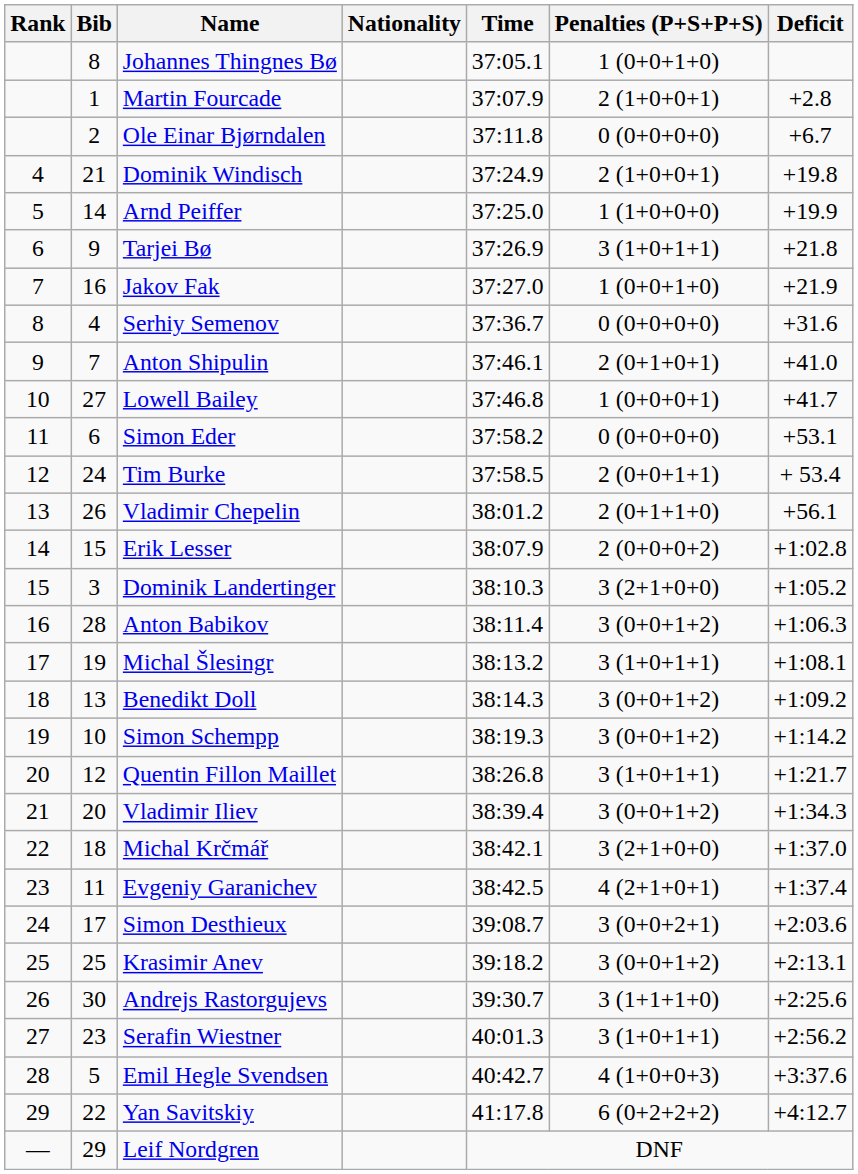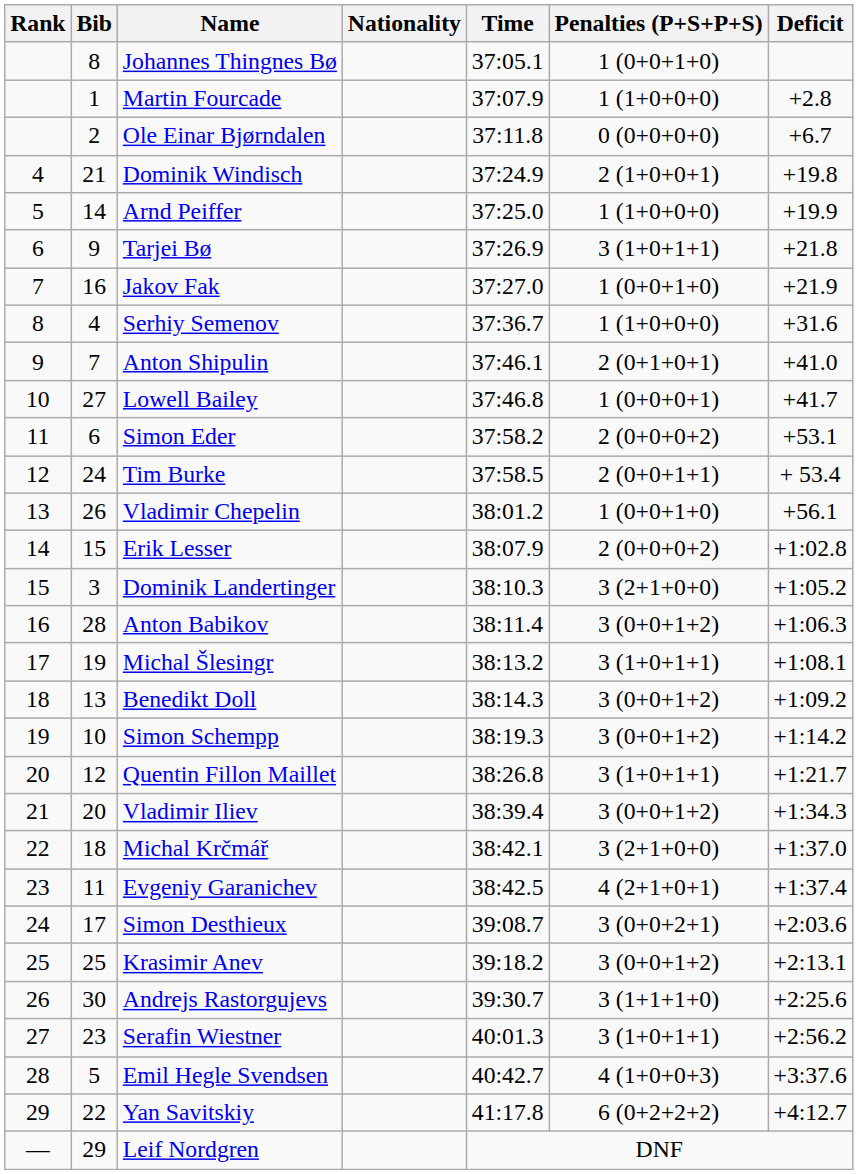(659, 98) 2 (1+0+0+1) -> (659, 98) 1 (1+0+0+0)
(659, 323) 0 (0+0+0+0) -> (659, 323) 1 (1+0+0+0)
(659, 436) 0 (0+0+0+0) -> (659, 436) 2 (0+0+0+2)
(659, 511) 2 (0+1+1+0) -> (659, 511) 1 (0+0+1+0)
